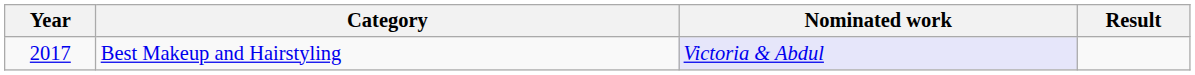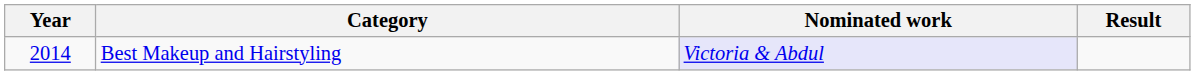(50, 53) 2017 -> (50, 53) 2014
